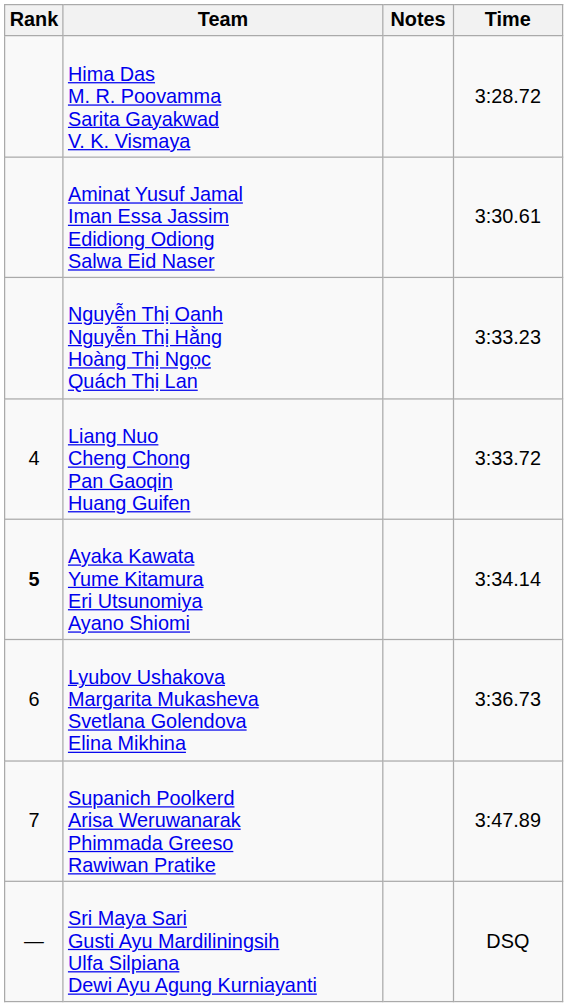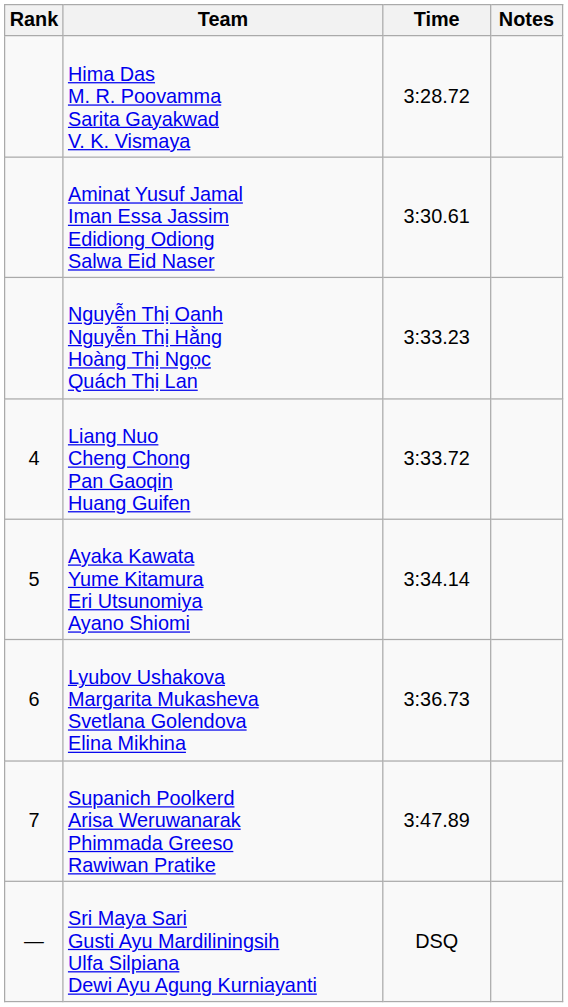columns swapped: (508, 20) <-> (418, 20)
(34, 579) bold -> (34, 579) normal
